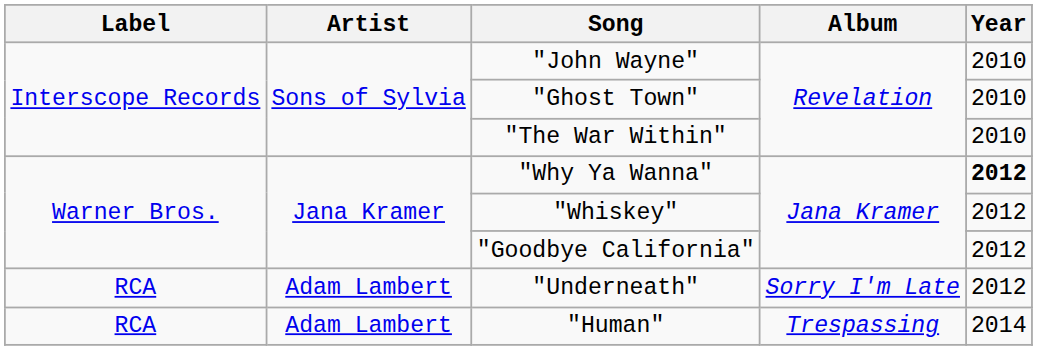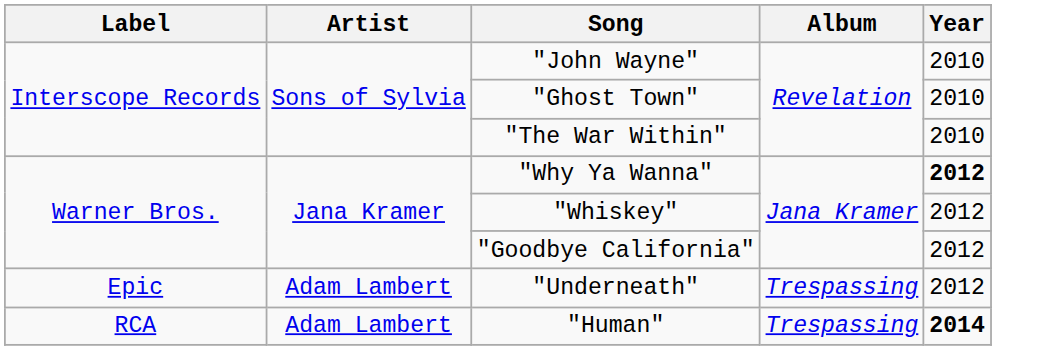(135, 288) RCA -> (135, 288) Epic
(863, 288) Sorry I'm Late -> (842, 288) Trespassing
(999, 325) normal -> (957, 325) bold
